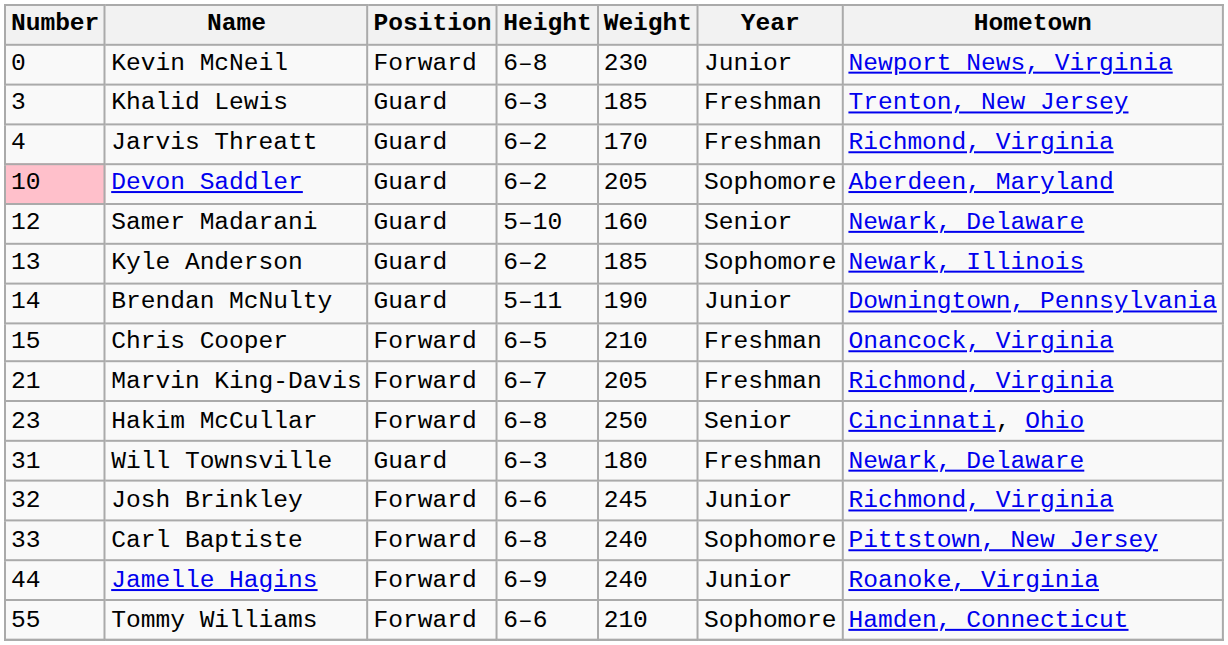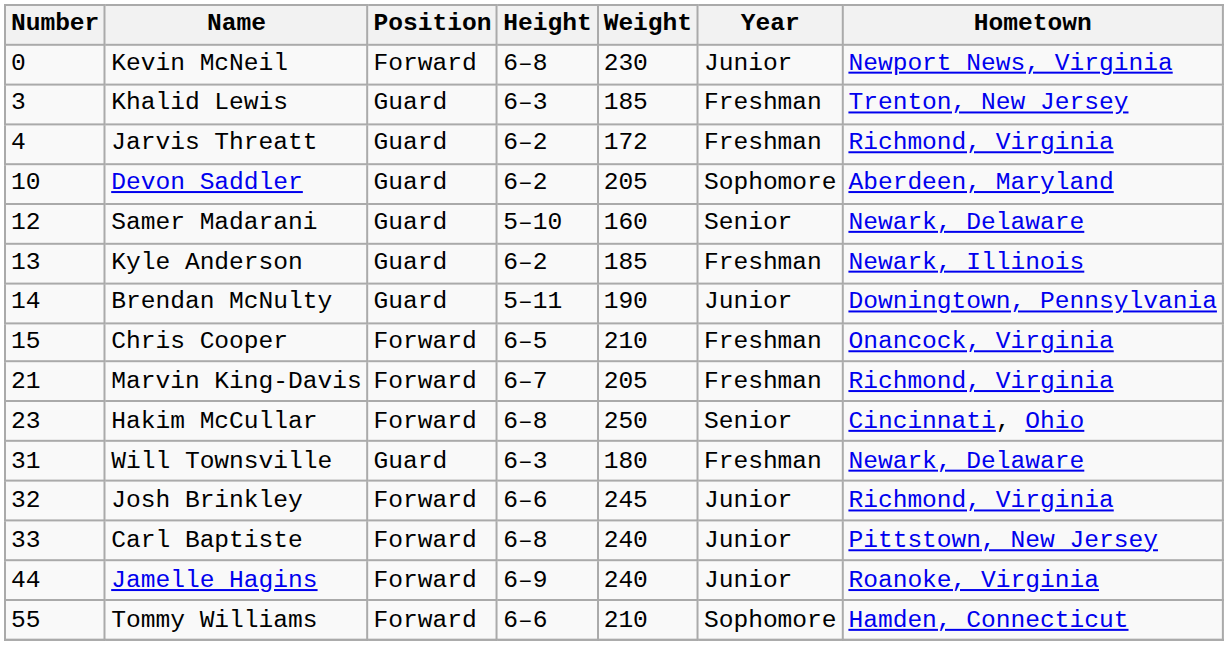(626, 144) 170 -> (626, 144) 172
(26, 184) pink background -> (26, 184) no background
(770, 263) Sophomore -> (763, 263) Freshman
(770, 541) Sophomore -> (748, 541) Junior
